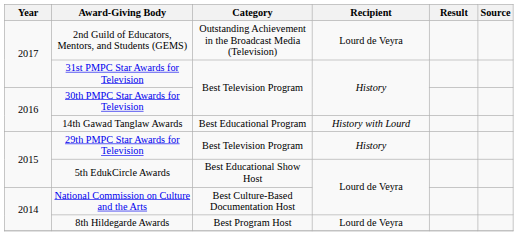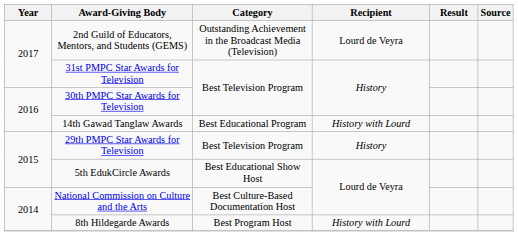(371, 223) Lourd de Veyra -> (371, 223) History with Lourd
